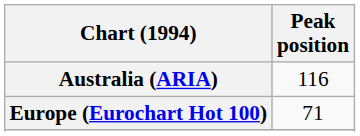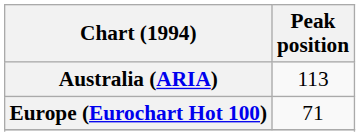(313, 79) 116 -> (313, 79) 113
